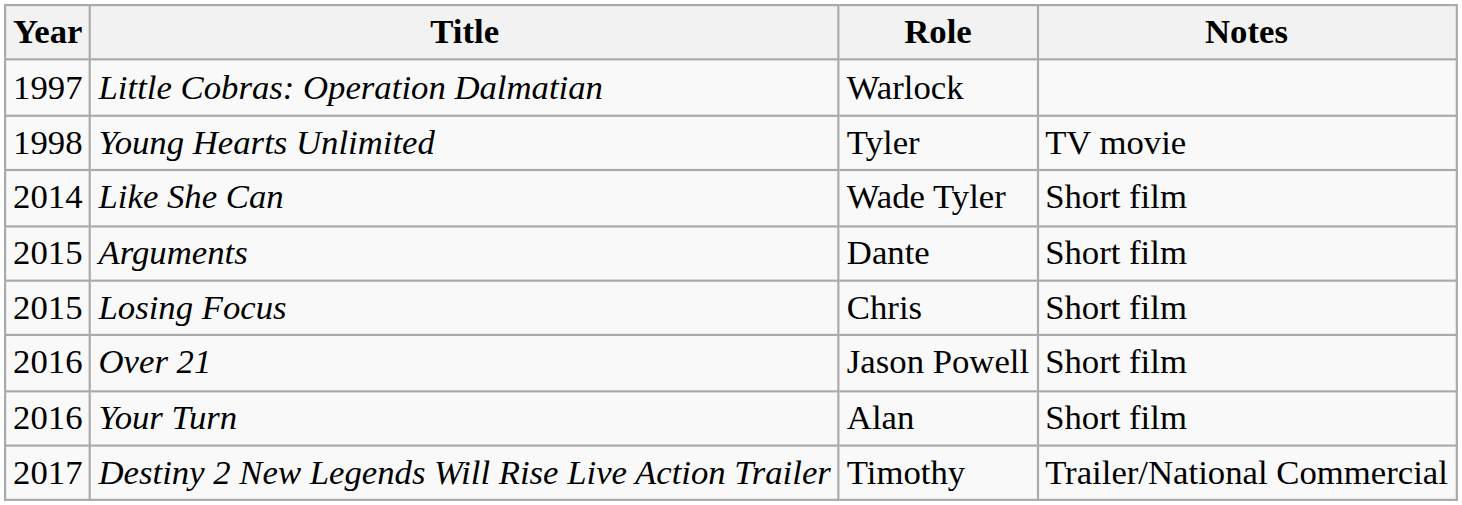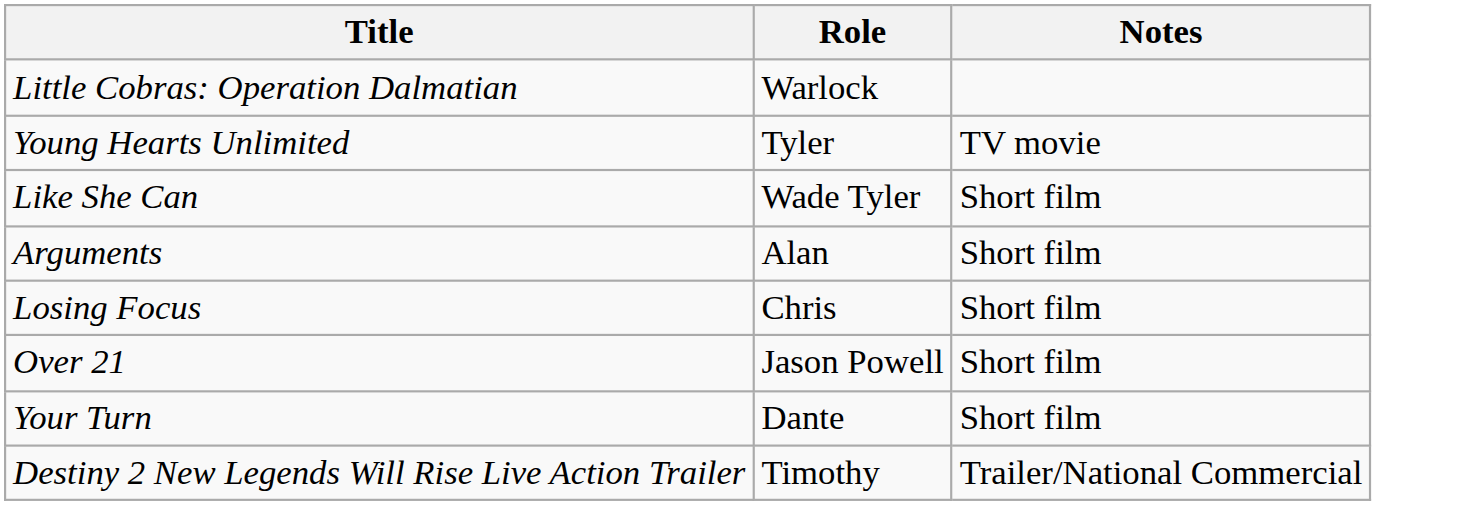- column: (48, 32)
(888, 252) Dante -> (795, 252) Alan
(881, 417) Alan -> (803, 417) Dante
